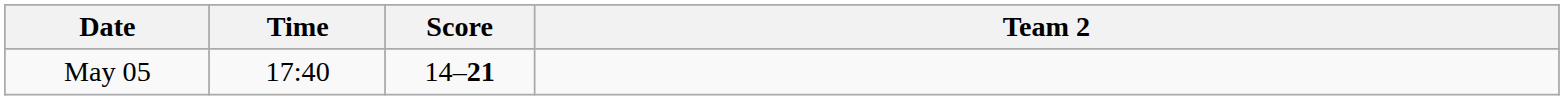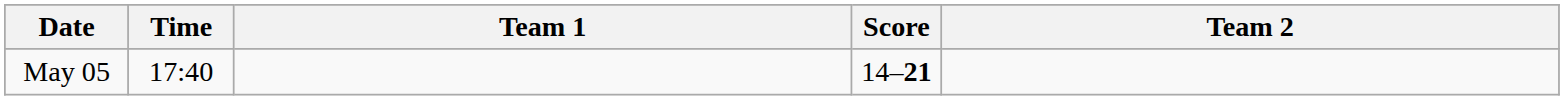+ column: (543, 26)
